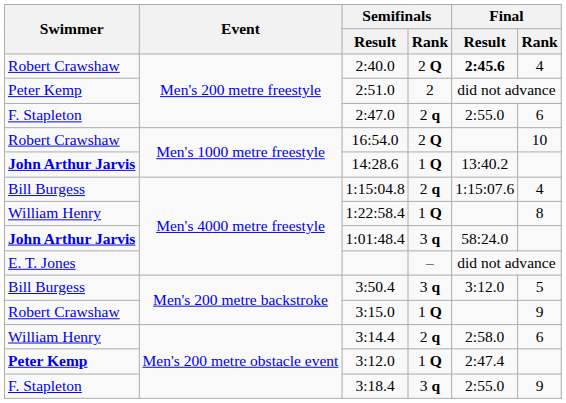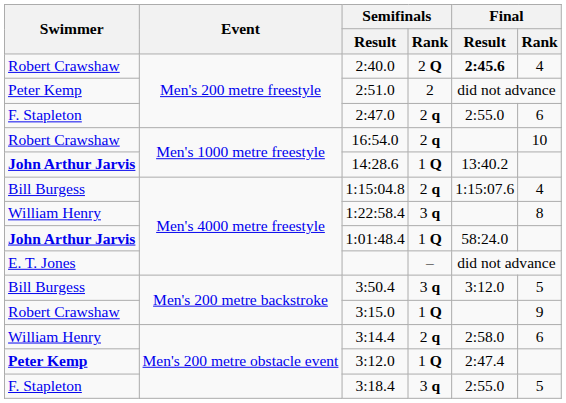(430, 139) 2 Q -> (430, 139) 2 q
(430, 213) 1 Q -> (430, 213) 3 q
(430, 238) 3 q -> (430, 238) 1 Q
(540, 386) 9 -> (540, 386) 5
